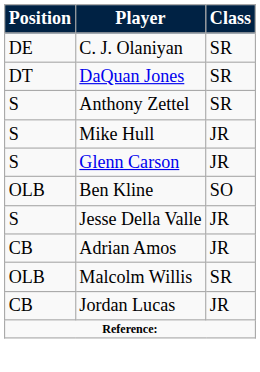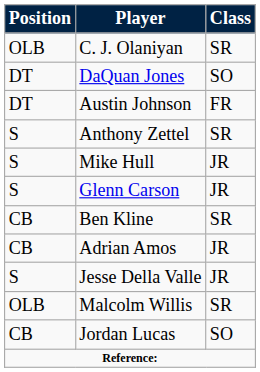(21, 47) DE -> (27, 47) OLB
(221, 76) SR -> (221, 76) SO
+ row: (135, 104)
(27, 190) OLB -> (21, 219) CB
(221, 190) SO -> (221, 219) SR
rows swapped: (128, 248) <-> (140, 219)
(219, 305) JR -> (221, 334) SO
